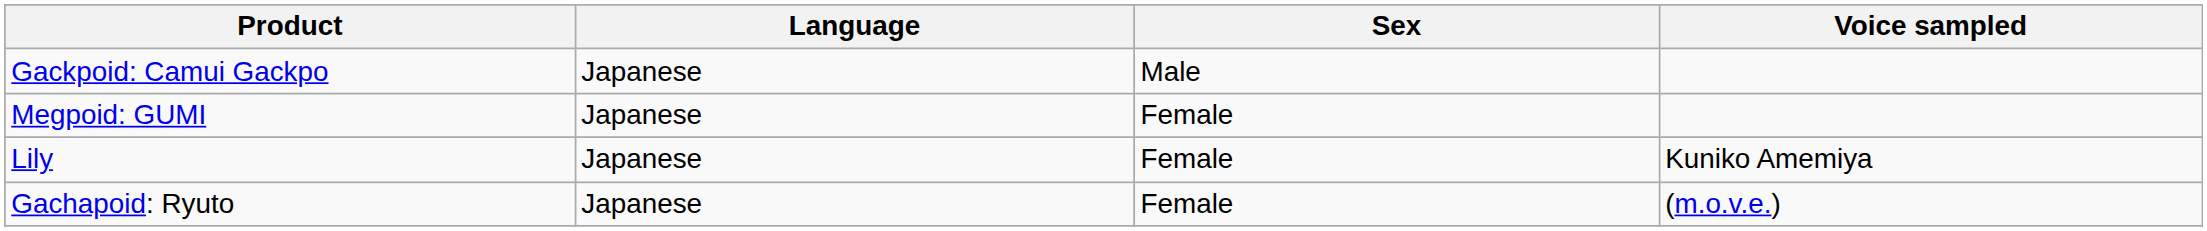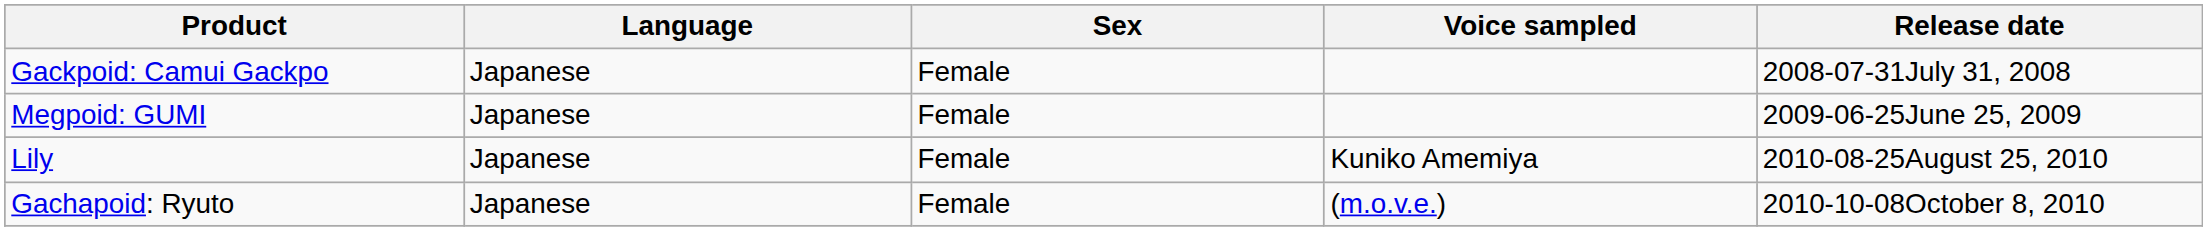+ column: (1979, 26)
(1171, 70) Male -> (964, 70) Female
